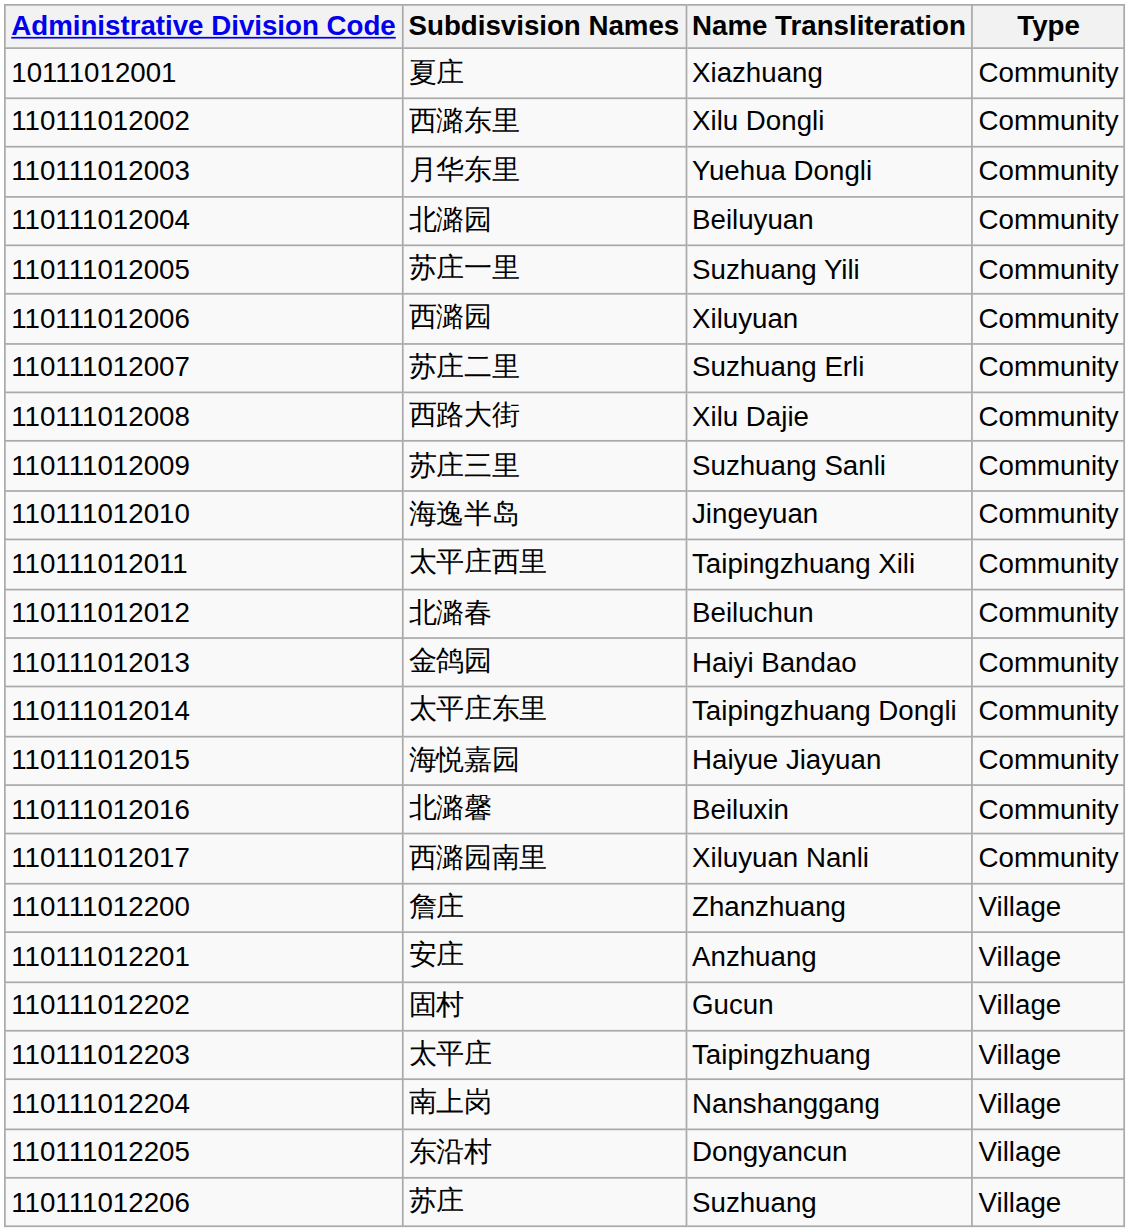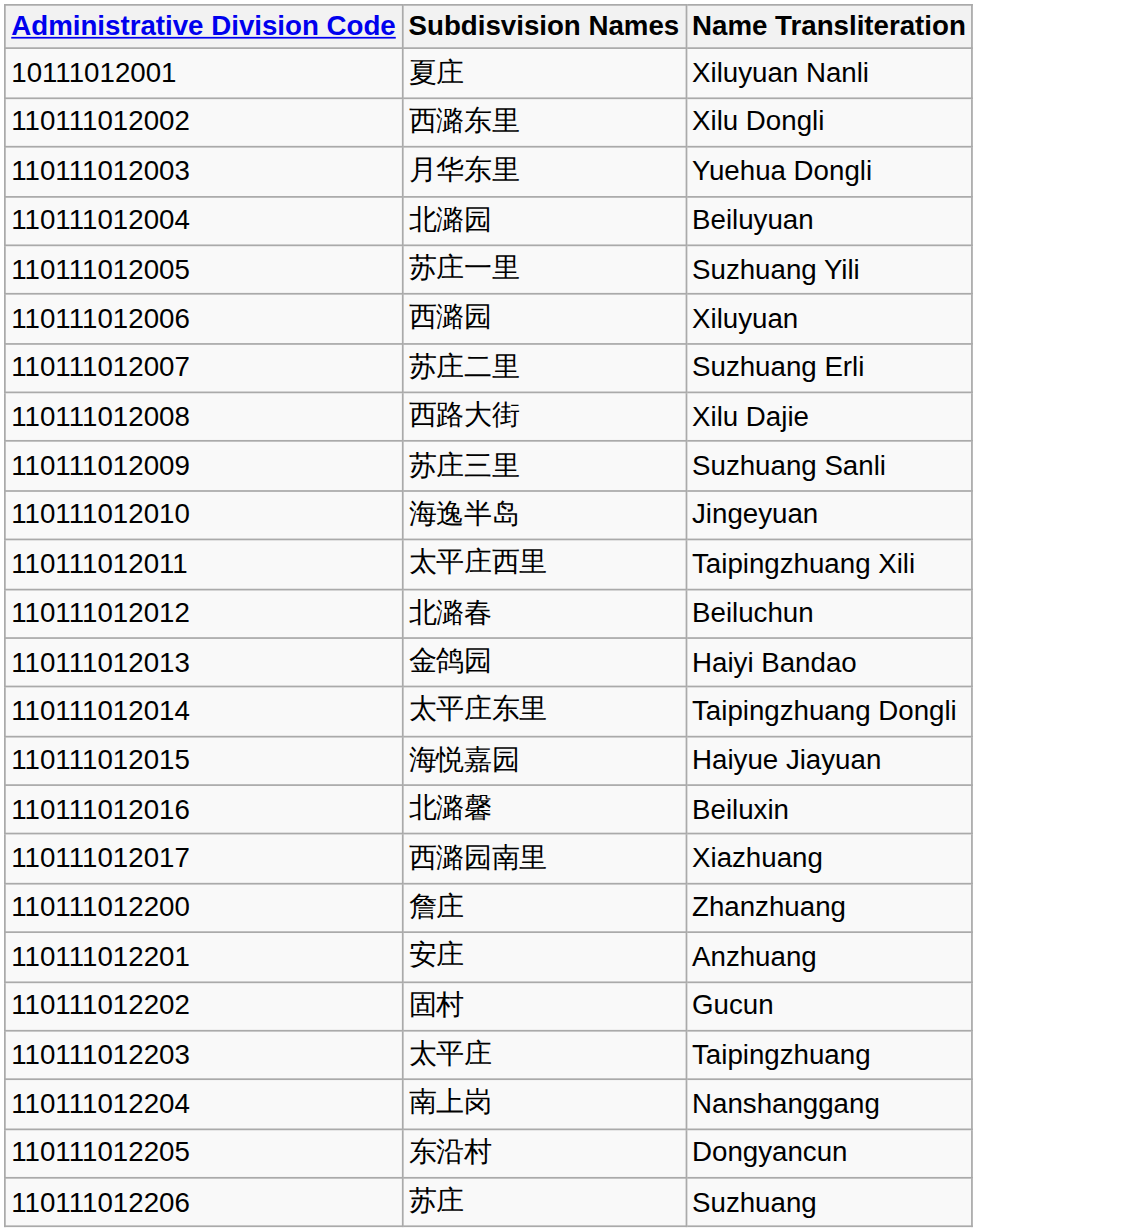- column: (1049, 26)
(757, 72) Xiazhuang -> (780, 72) Xiluyuan Nanli
(780, 858) Xiluyuan Nanli -> (757, 858) Xiazhuang
